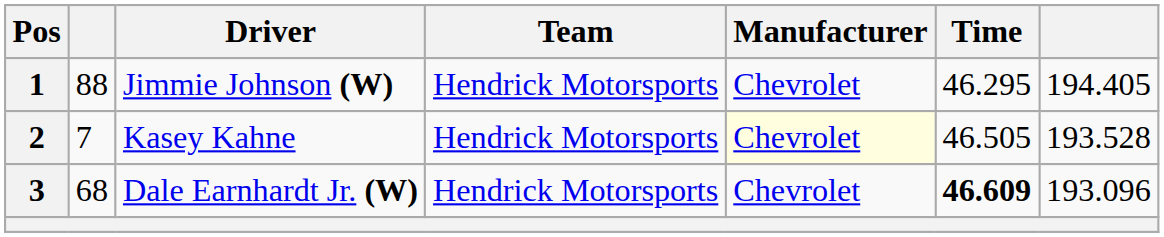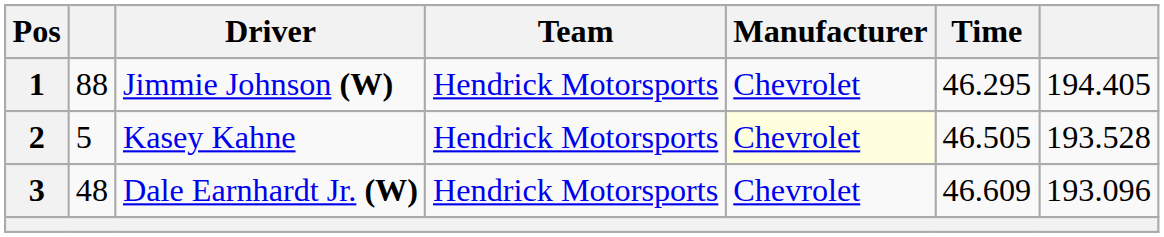(84, 137) 7 -> (84, 137) 5
(92, 190) 68 -> (92, 190) 48
(987, 190) bold -> (987, 190) normal
